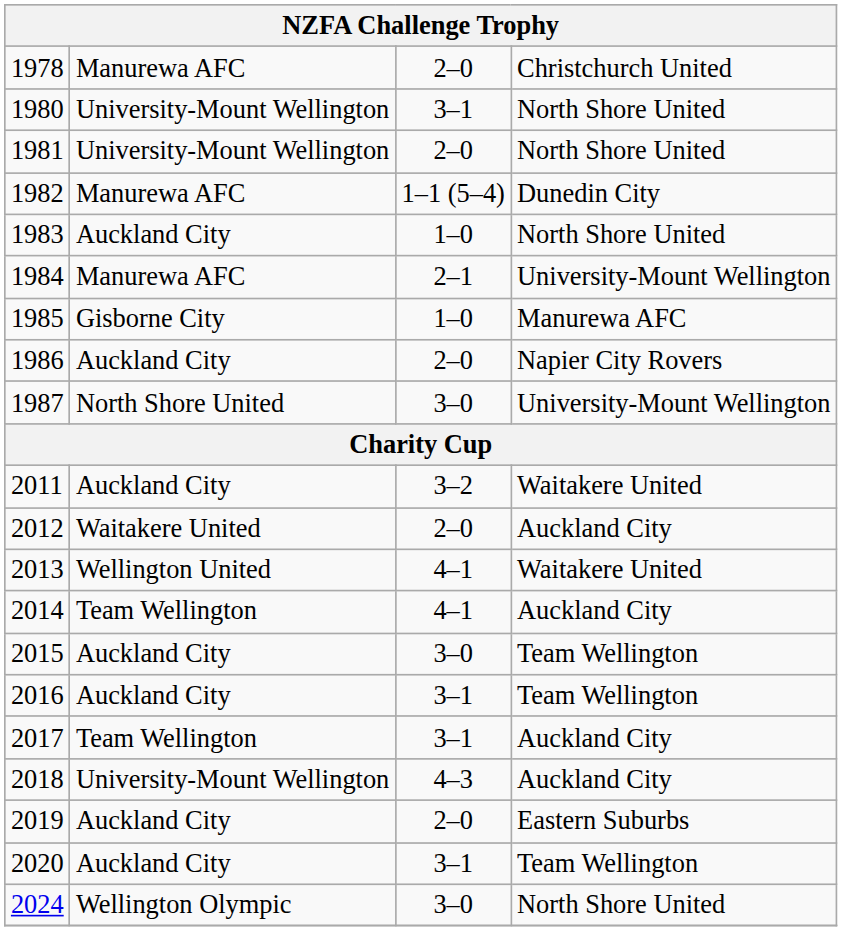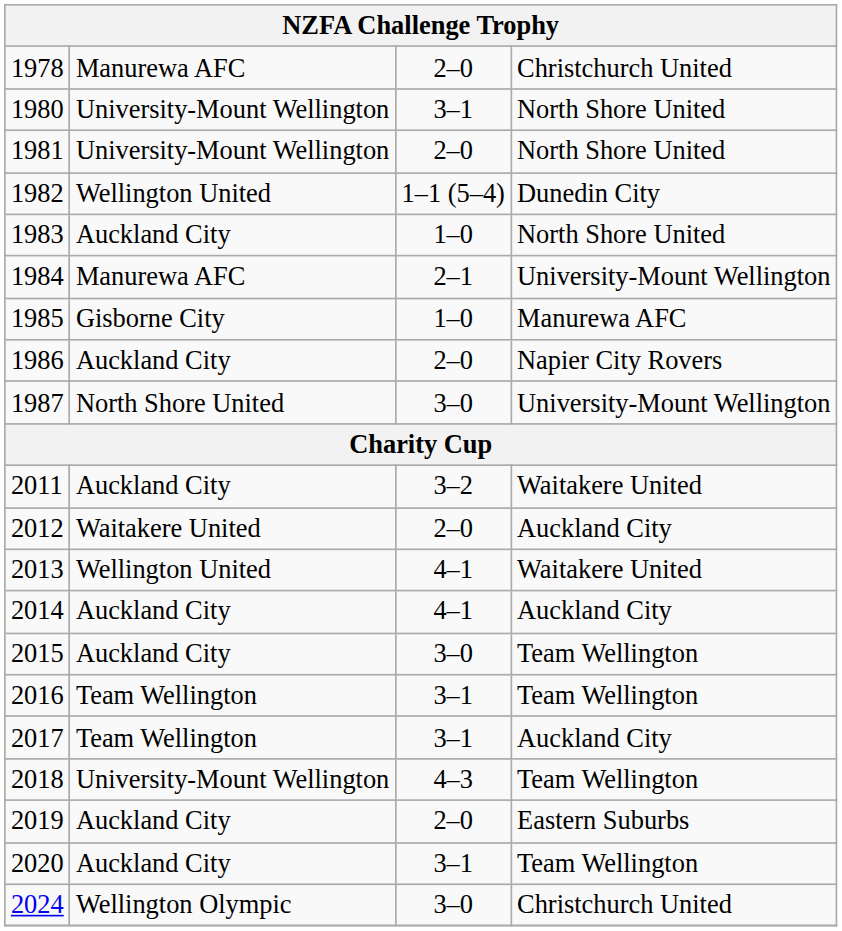(161, 192) Manurewa AFC -> (173, 192) Wellington United
(166, 611) Team Wellington -> (153, 611) Auckland City
(153, 695) Auckland City -> (166, 695) Team Wellington
(594, 779) Auckland City -> (608, 779) Team Wellington
(621, 904) North Shore United -> (624, 904) Christchurch United
